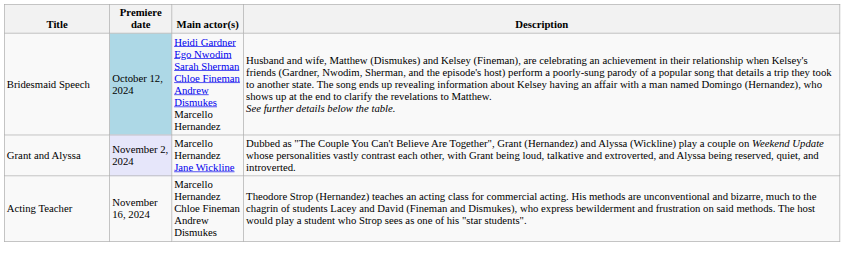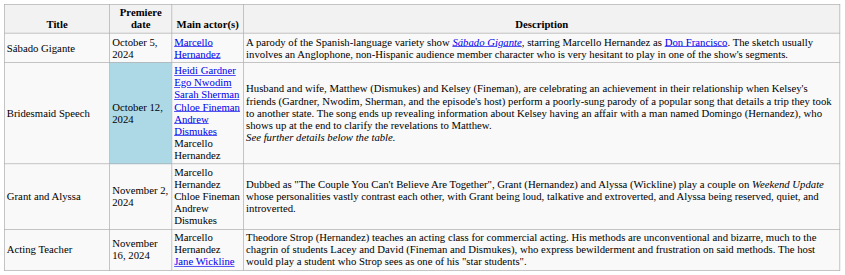+ row: (41, 48)
(140, 155) lavender background -> (140, 196) no background
(204, 155) Marcello Hernandez Jane Wickline -> (207, 196) Marcello Hernandez Chloe Fineman Andrew Dismukes
(207, 208) Marcello Hernandez Chloe Fineman Andrew Dismukes -> (204, 249) Marcello Hernandez Jane Wickline
